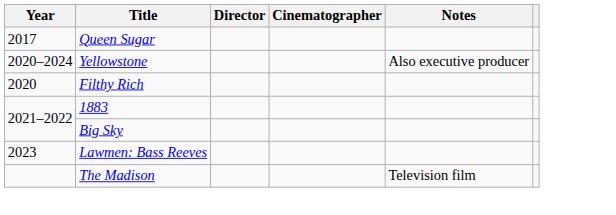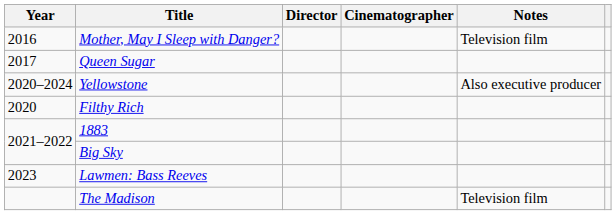+ row: (179, 38)
